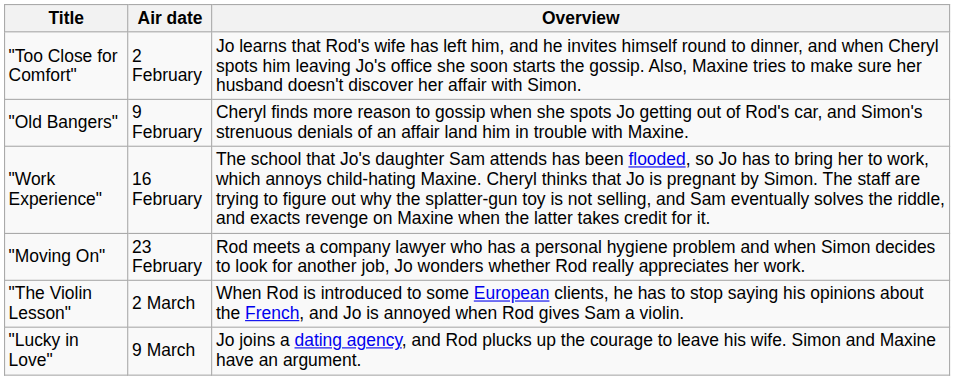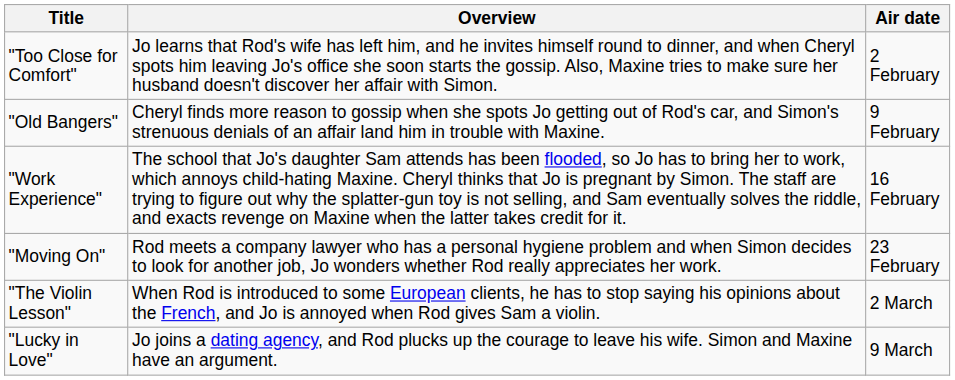columns swapped: (170, 18) <-> (581, 18)
